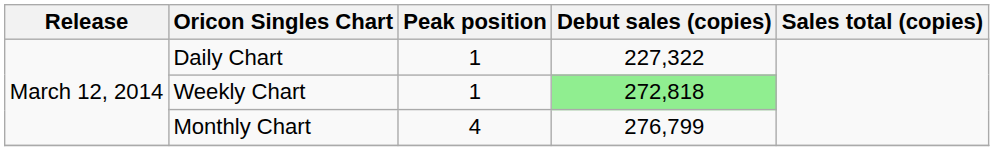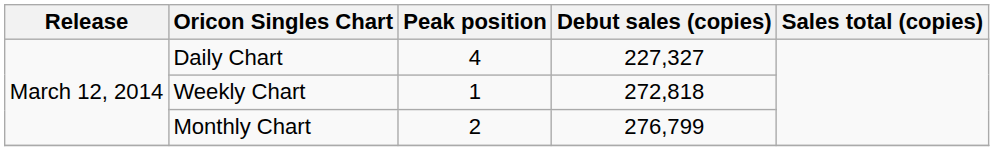(475, 57) 1 -> (475, 57) 4
(664, 57) 227,322 -> (664, 57) 227,327
(664, 92) lightgreen background -> (664, 92) no background
(475, 127) 4 -> (475, 127) 2
